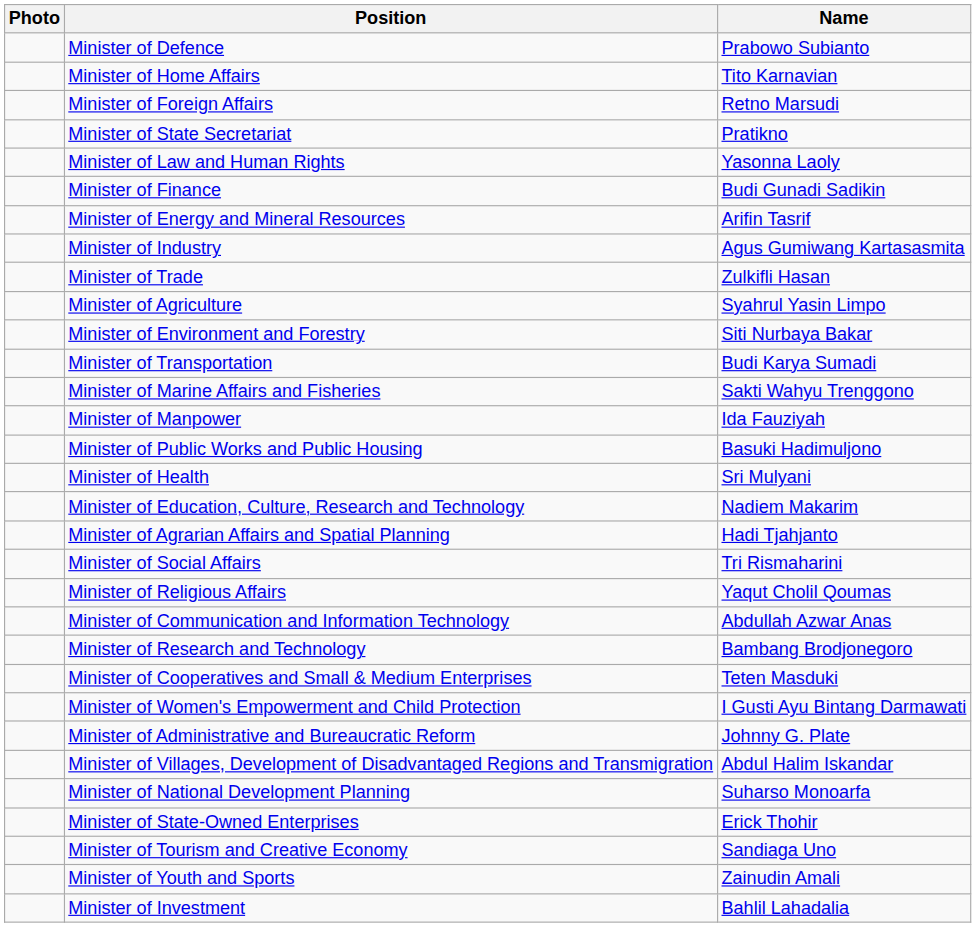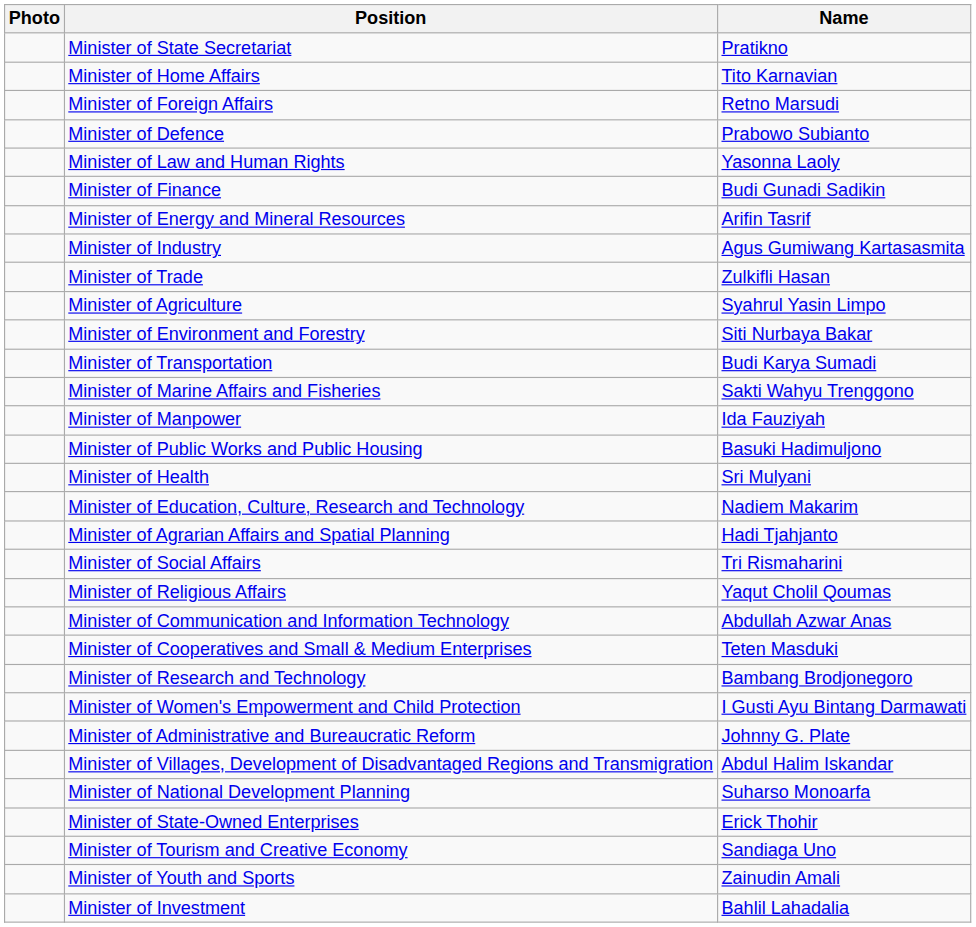rows swapped: (180, 133) <-> (146, 47)
rows swapped: (217, 649) <-> (300, 678)
